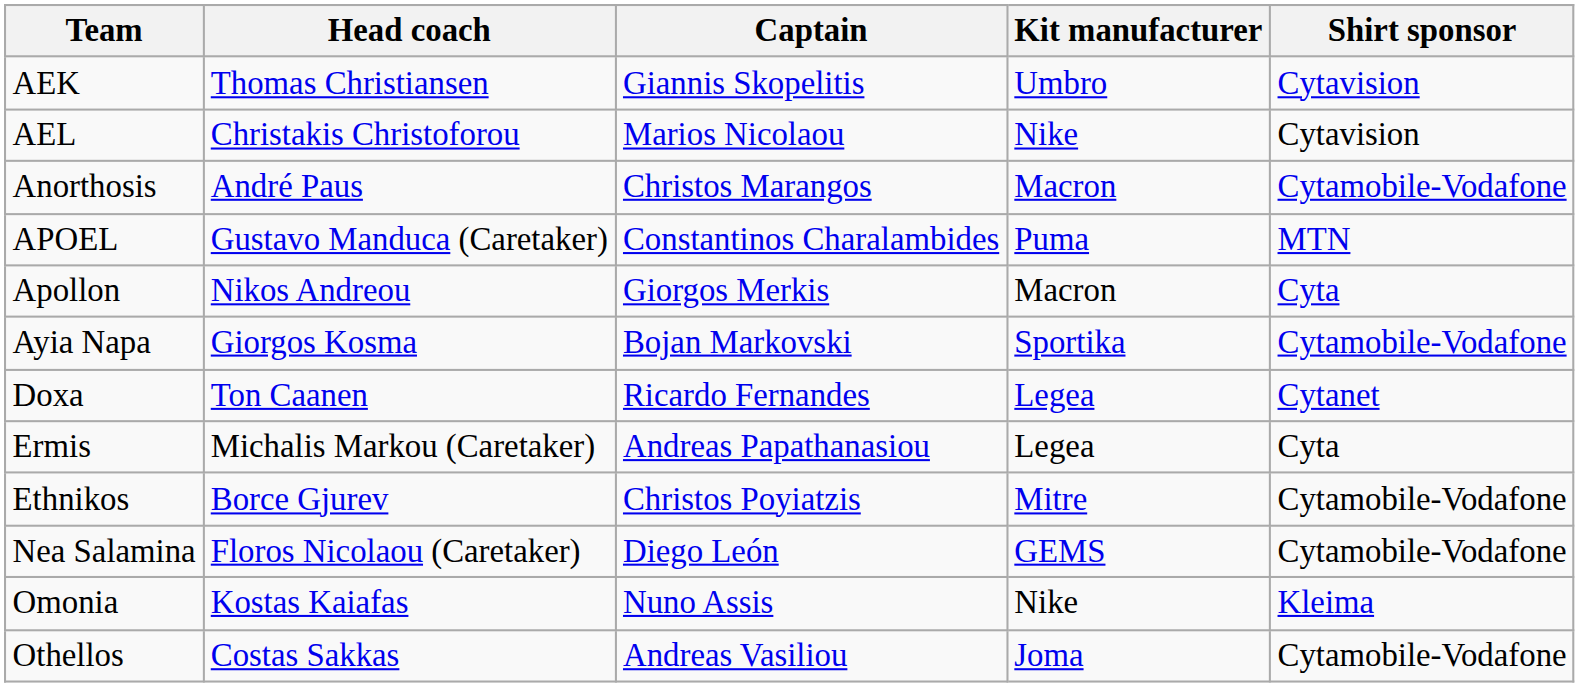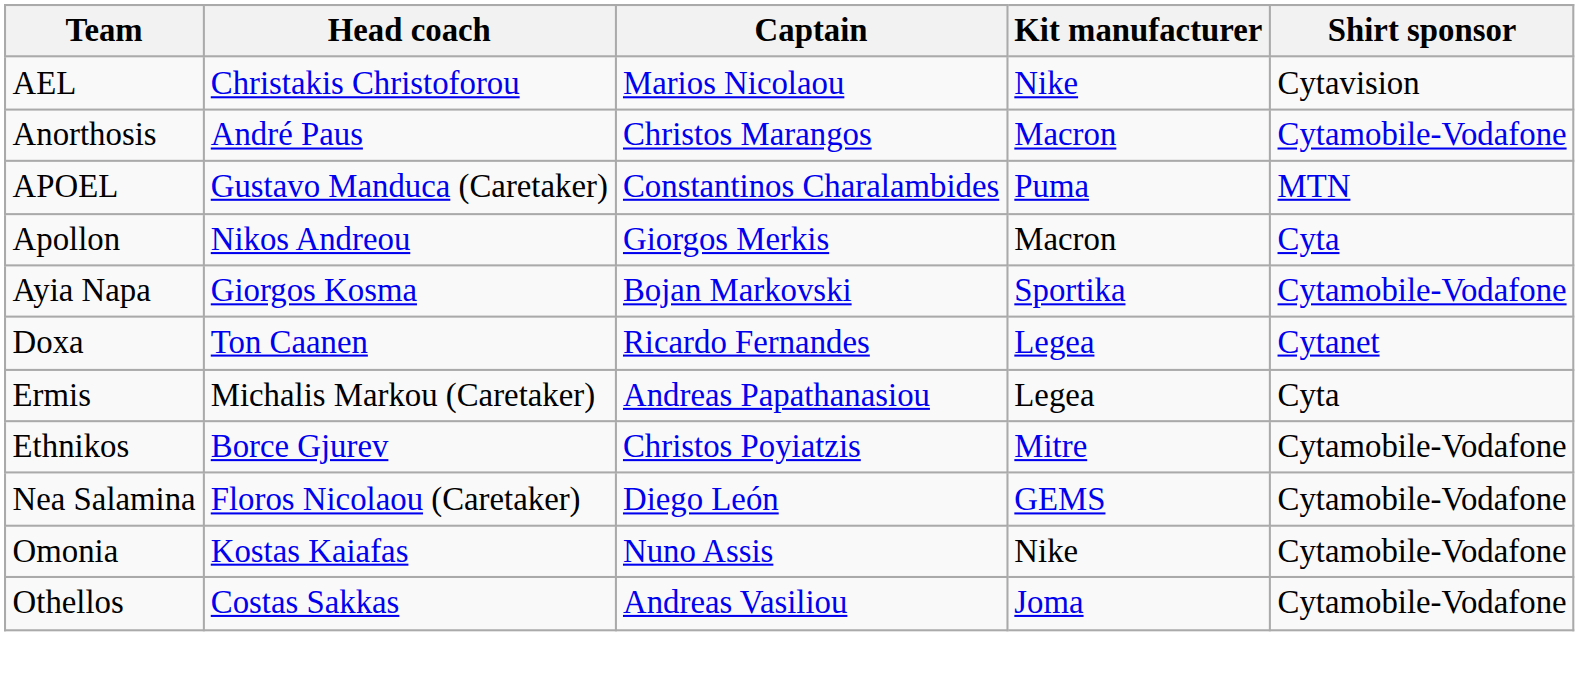- row: (46, 82)
(1326, 602) Kleima -> (1422, 550) Cytamobile-Vodafone
